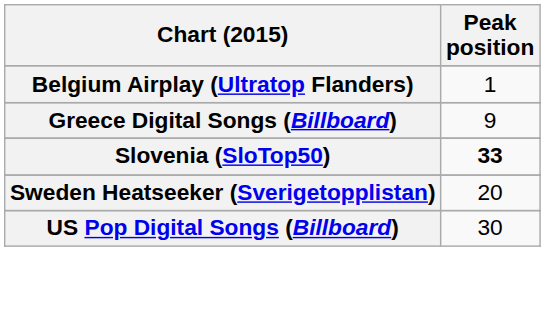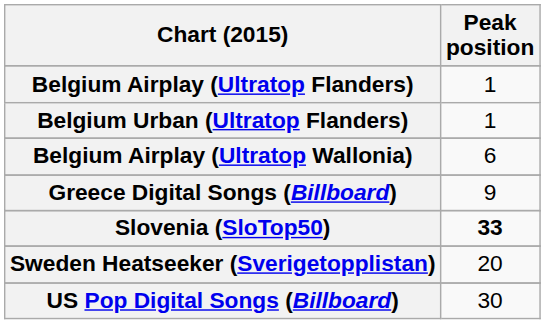+ row: (223, 120)
+ row: (223, 156)
